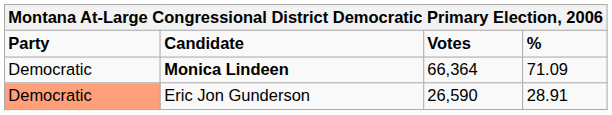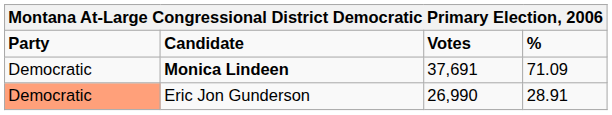(452, 69) 66,364 -> (452, 69) 37,691
(452, 95) 26,590 -> (452, 95) 26,990
